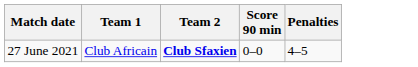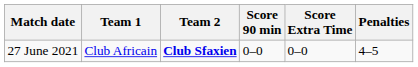+ column: (320, 22)
